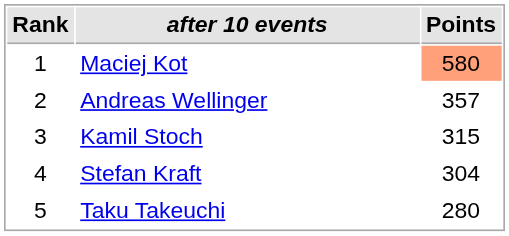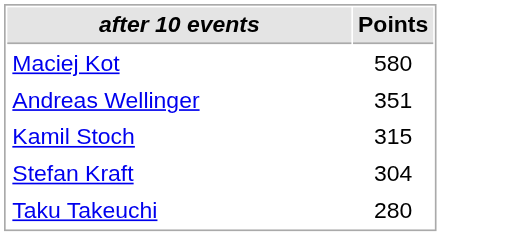- column: (40, 25)
(461, 63) lightsalmon background -> (393, 63) no background
(461, 100) 357 -> (393, 100) 351
